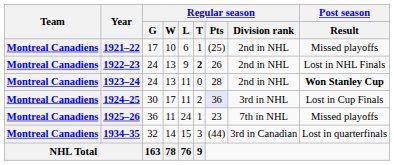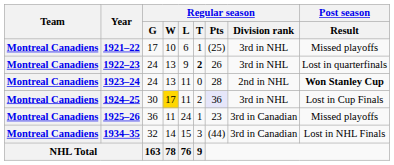(264, 47) 2nd in NHL -> (264, 47) 3rd in NHL
(264, 65) 2nd in NHL -> (264, 65) 3rd in NHL
(345, 65) Lost in NHL Finals -> (345, 65) Lost in quarterfinals
(171, 99) no background -> (171, 99) gold background
(264, 117) 7th in NHL -> (264, 117) 3rd in Canadian
(345, 134) Lost in quarterfinals -> (345, 134) Lost in NHL Finals
